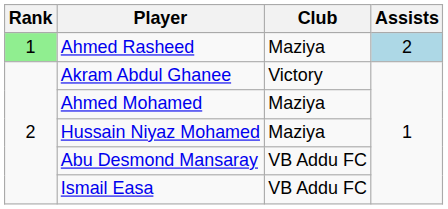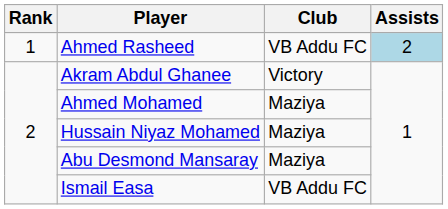(31, 47) lightgreen background -> (31, 47) no background
(297, 47) Maziya -> (318, 47) VB Addu FC
(318, 160) VB Addu FC -> (297, 160) Maziya
